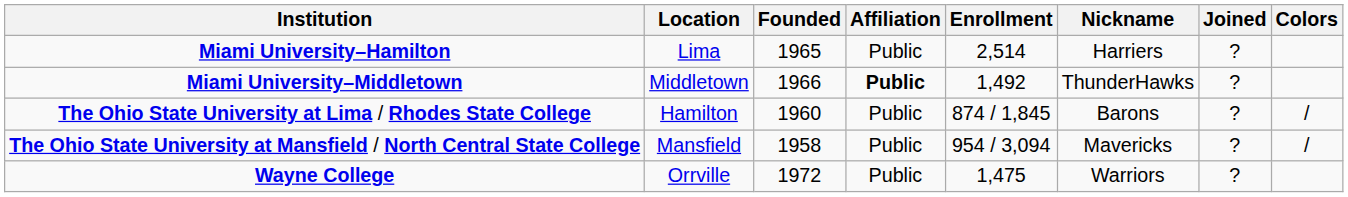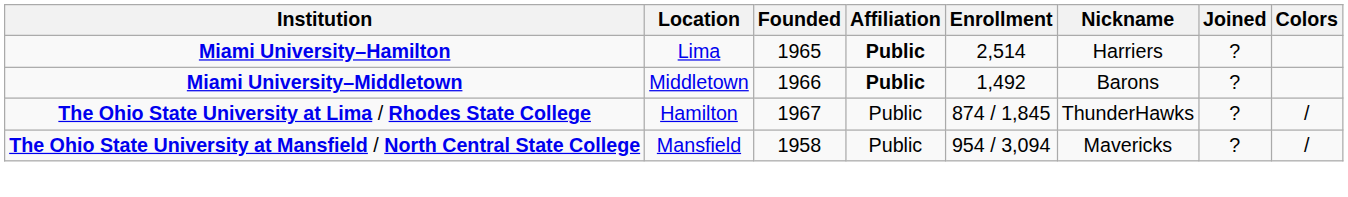(895, 51) normal -> (895, 51) bold
(1128, 82) ThunderHawks -> (1128, 82) Barons
(799, 113) 1960 -> (799, 113) 1967
(1128, 113) Barons -> (1128, 113) ThunderHawks
- row: (325, 176)
